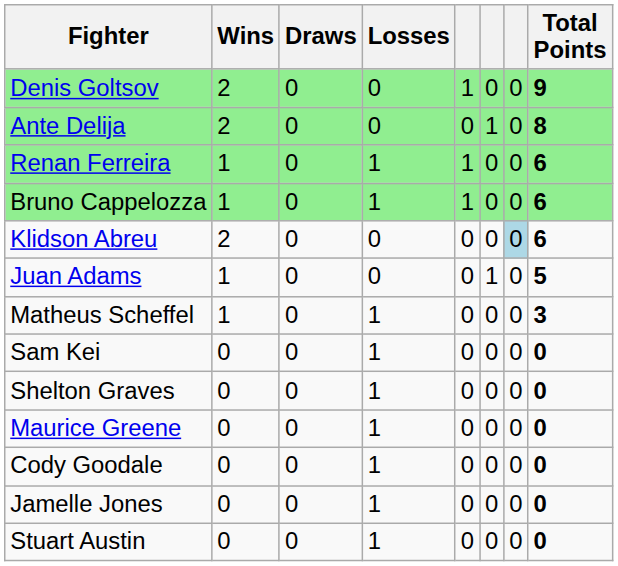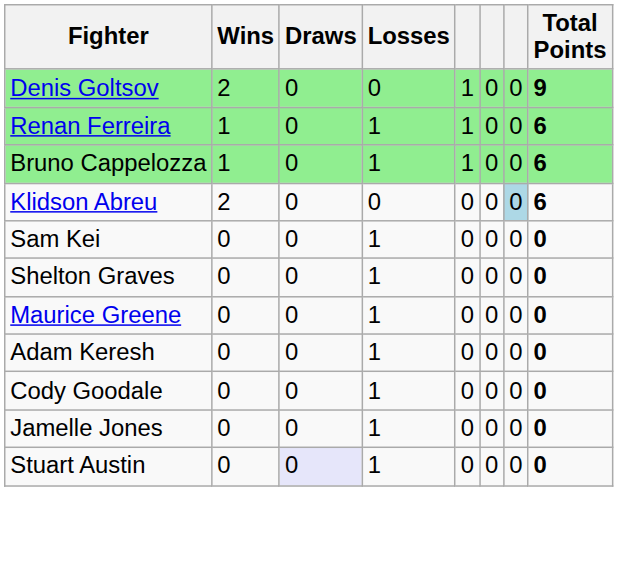- row: (68, 125)
- row: (76, 277)
- row: (102, 314)
+ row: (82, 352)
(292, 541) no background -> (292, 466) lavender background
